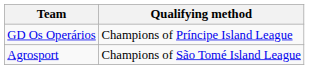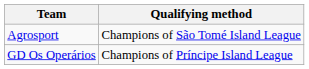rows swapped: (33, 54) <-> (52, 34)
